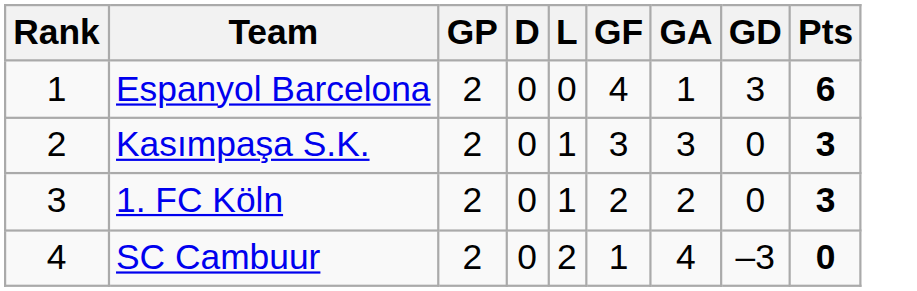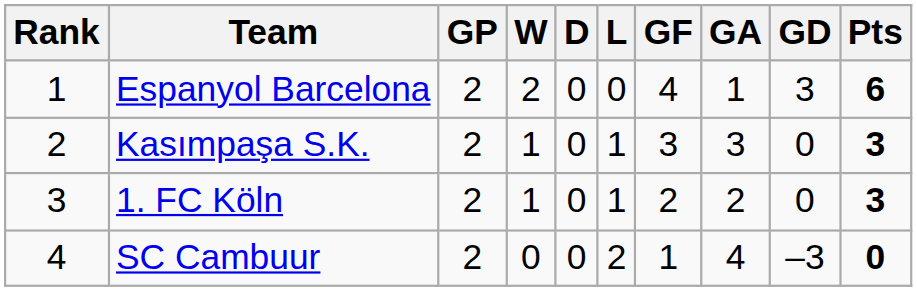+ column: (531, 32)
